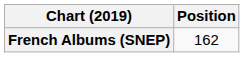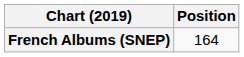(206, 39) 162 -> (206, 39) 164
